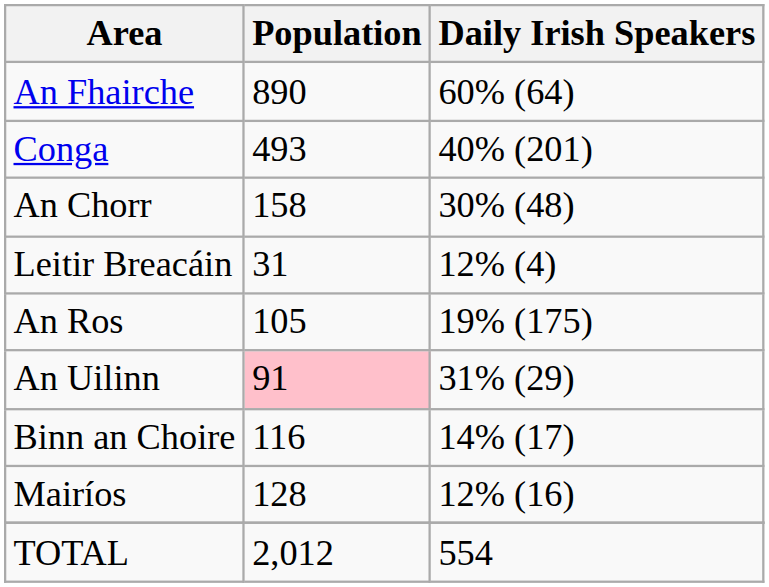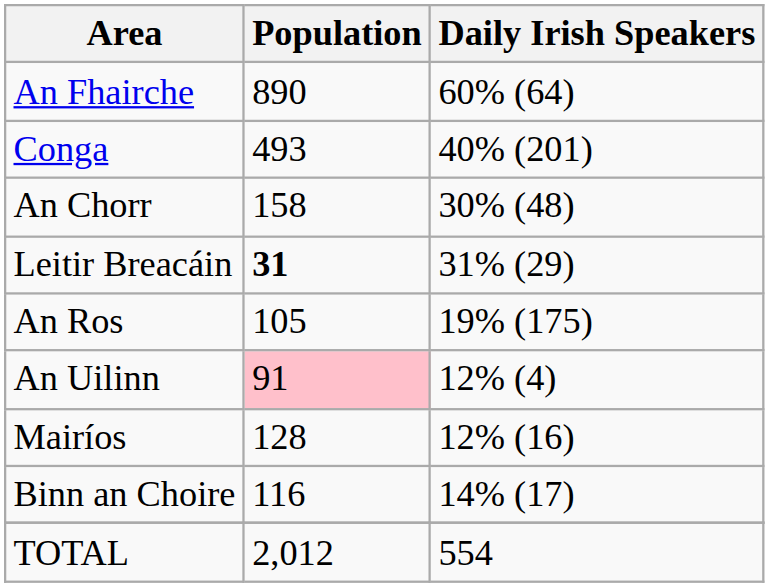(270, 263) normal -> (270, 263) bold
(497, 263) 12% (4) -> (507, 263) 31% (29)
(507, 378) 31% (29) -> (497, 378) 12% (4)
rows swapped: (70, 494) <-> (124, 436)
